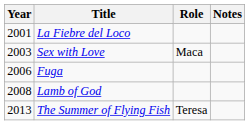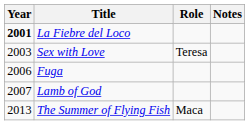(19, 33) normal -> (19, 33) bold
(189, 52) Maca -> (192, 52) Teresa
(19, 91) 2008 -> (19, 91) 2007
(192, 110) Teresa -> (189, 110) Maca
